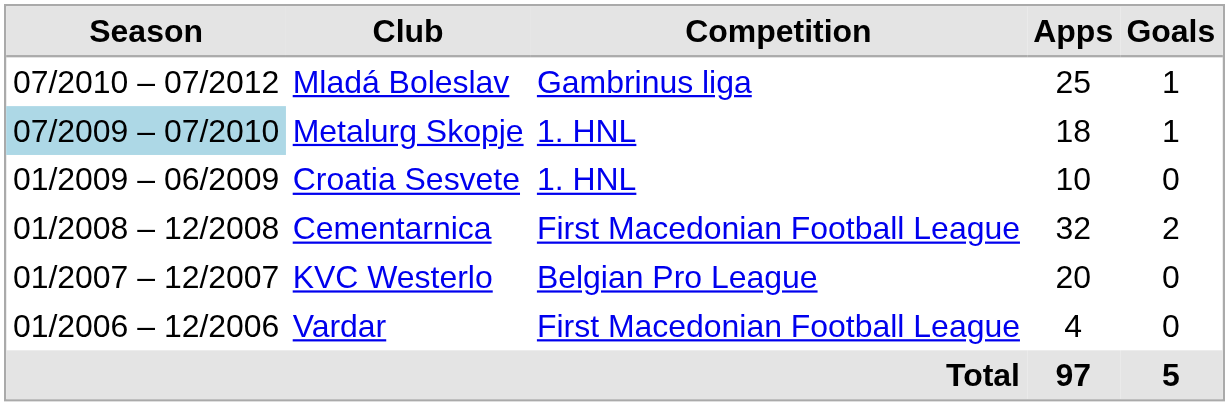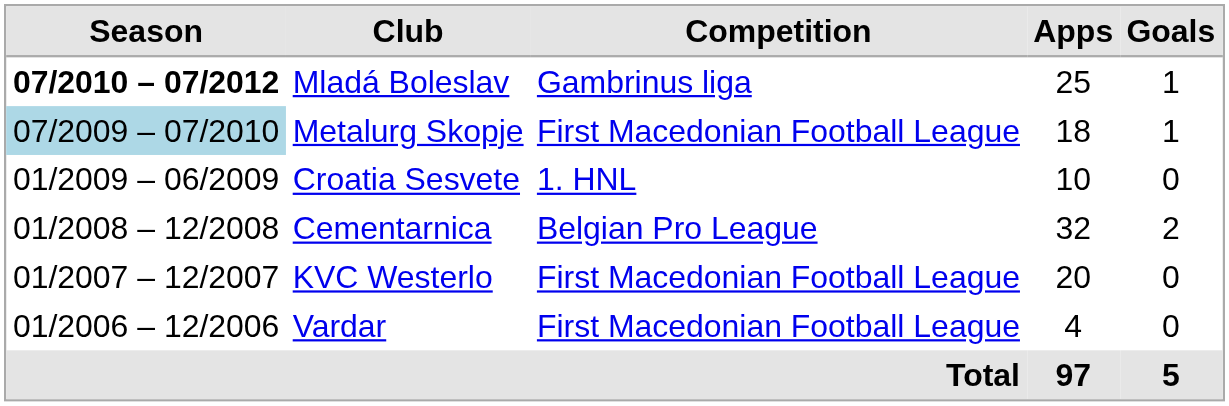(146, 82) normal -> (146, 82) bold
(587, 131) 1. HNL -> (778, 131) First Macedonian Football League
(778, 228) First Macedonian Football League -> (677, 228) Belgian Pro League
(677, 277) Belgian Pro League -> (778, 277) First Macedonian Football League
